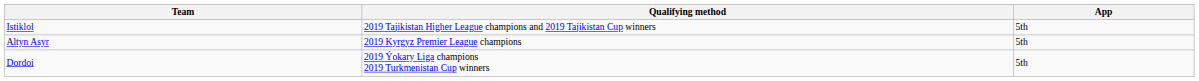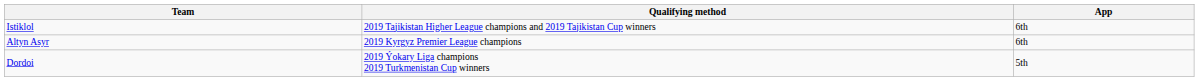(1022, 27) 5th -> (1022, 27) 6th
(1022, 42) 5th -> (1022, 42) 6th
